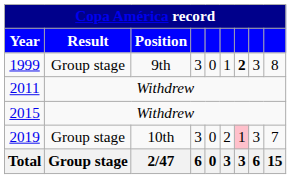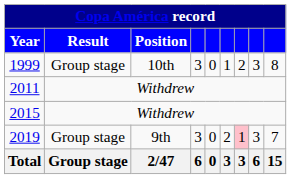(161, 64) 9th -> (161, 64) 10th
(242, 64) bold -> (242, 64) normal
(161, 137) 10th -> (161, 137) 9th
